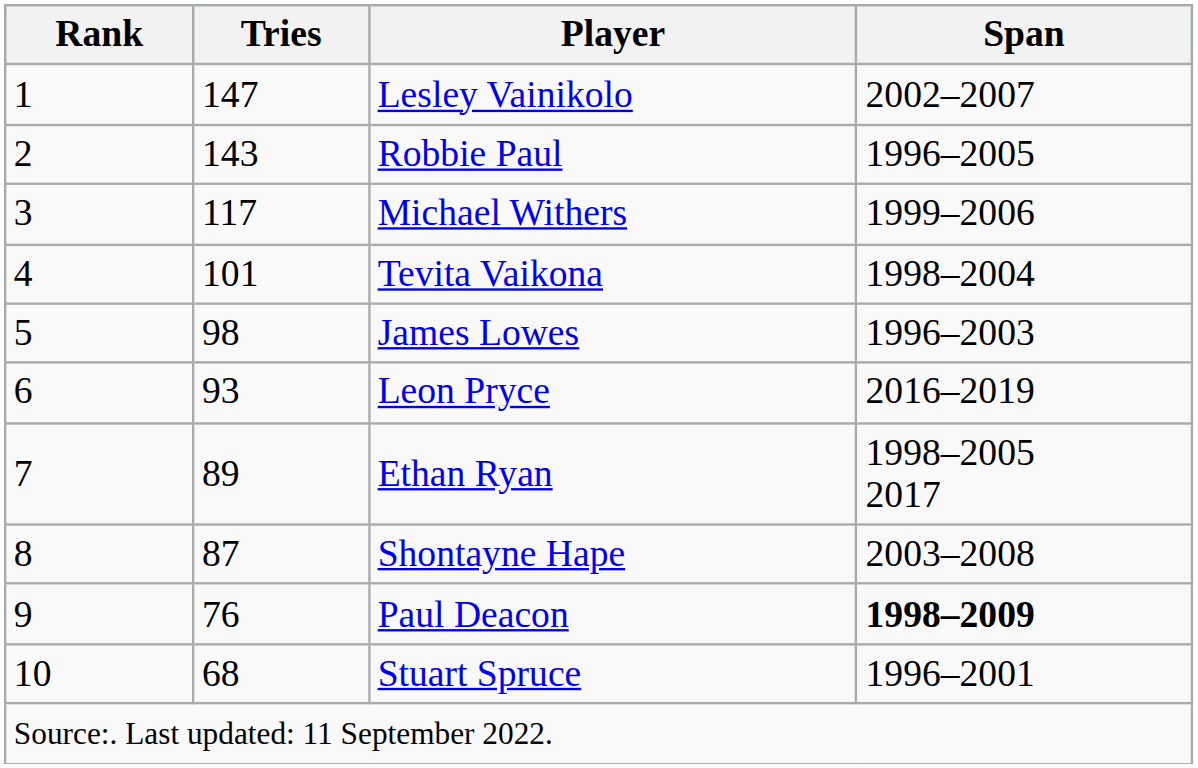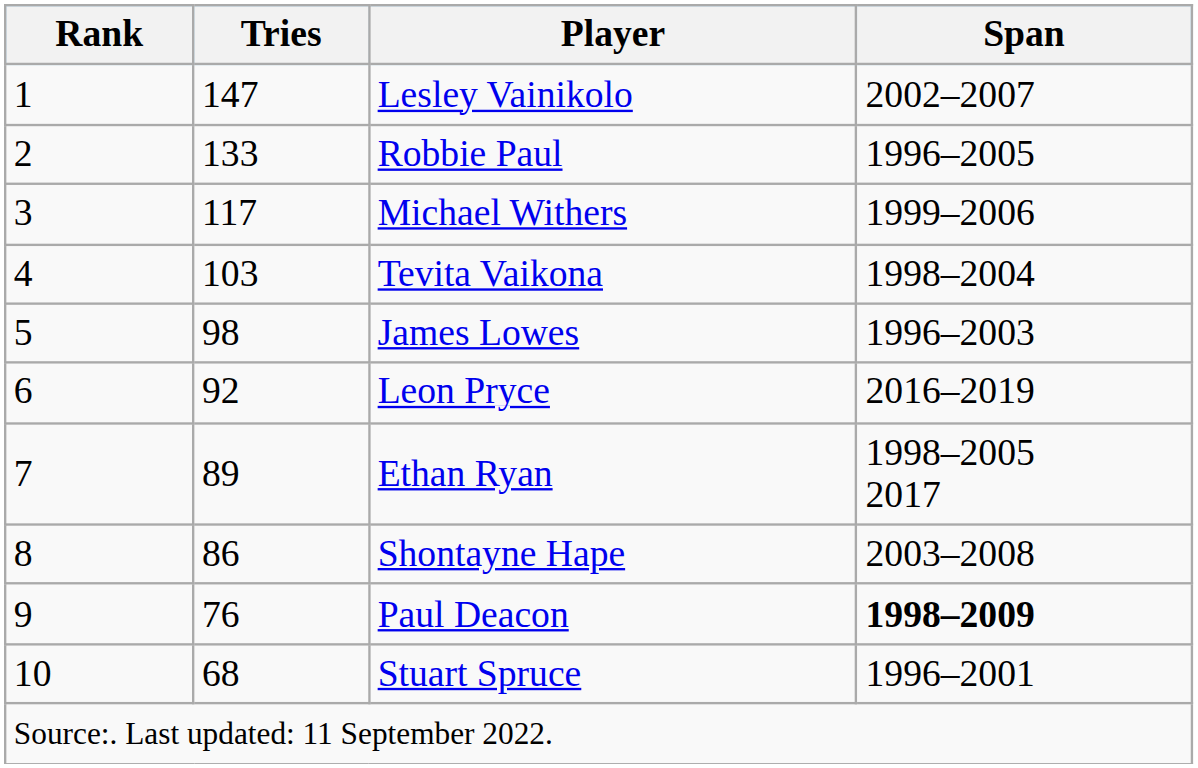(230, 153) 143 -> (230, 153) 133
(230, 272) 101 -> (230, 272) 103
(221, 392) 93 -> (221, 392) 92
(221, 553) 87 -> (221, 553) 86
